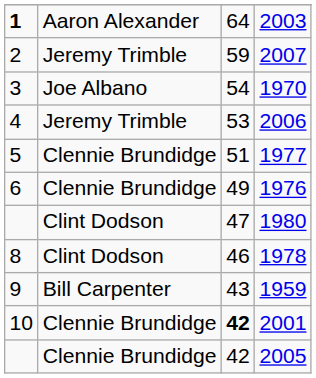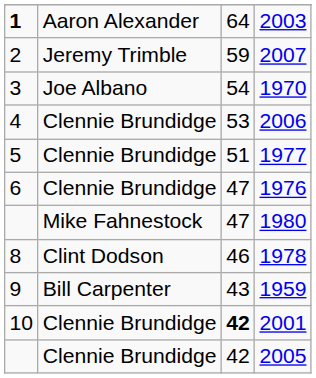(115, 121) Jeremy Trimble -> (130, 121) Clennie Brundidge
(238, 188) 49 -> (238, 188) 47
(103, 222) Clint Dodson -> (123, 222) Mike Fahnestock
